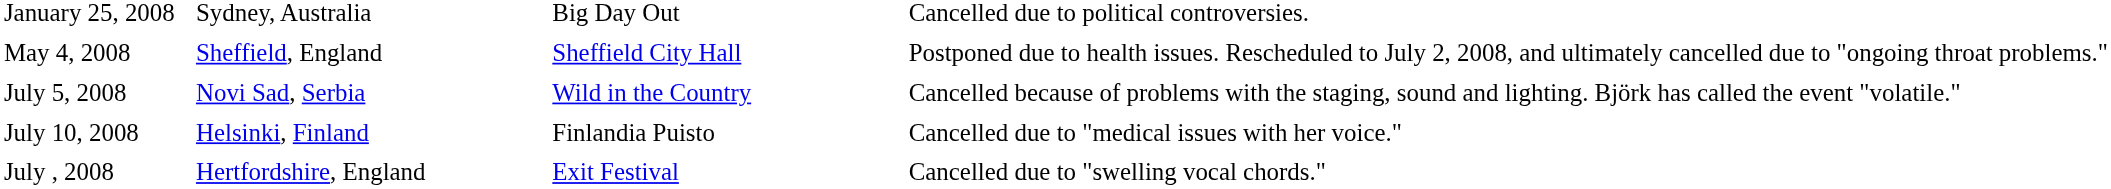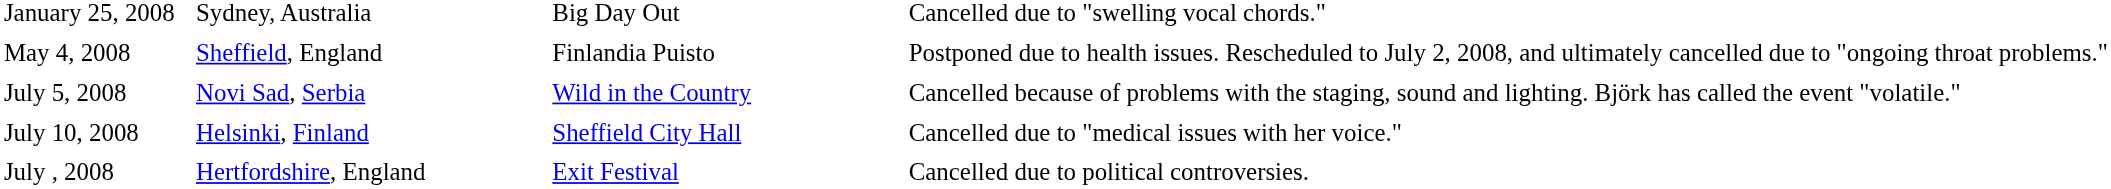(1109, 13) Cancelled due to political controversies. -> (1117, 13) Cancelled due to "swelling vocal chords."
(647, 52) Sheffield City Hall -> (634, 52) Finlandia Puisto
(634, 132) Finlandia Puisto -> (647, 132) Sheffield City Hall
(1117, 172) Cancelled due to "swelling vocal chords." -> (1109, 172) Cancelled due to political controversies.
